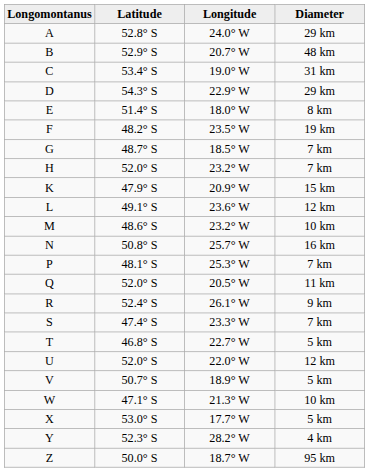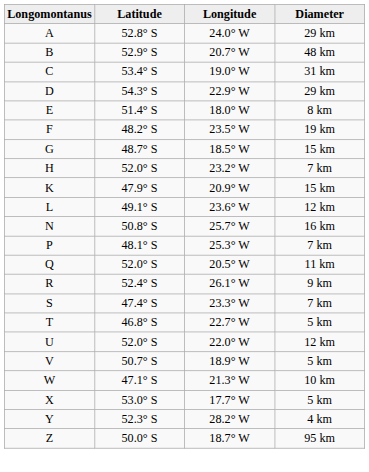(320, 149) 7 km -> (320, 149) 15 km
- row: (49, 226)
